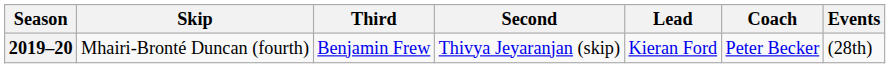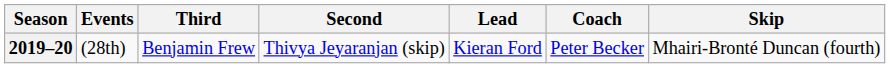columns swapped: (195, 18) <-> (854, 18)
